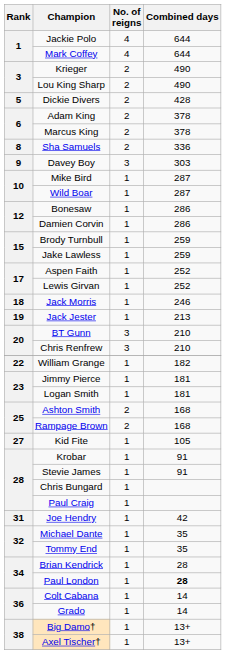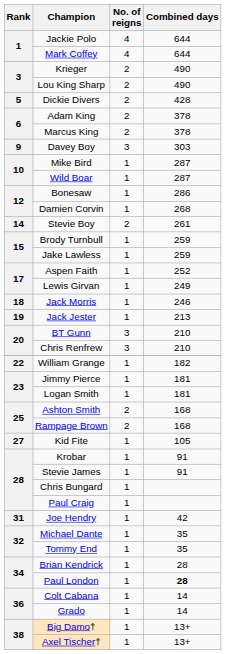- row: (71, 147)
(182, 224) 286 -> (182, 208) 268
+ row: (71, 224)
(182, 286) 252 -> (182, 286) 249
